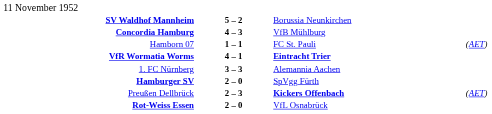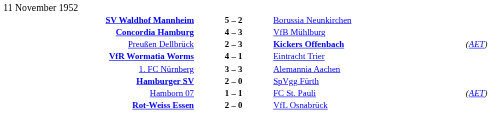rows swapped: (161, 93) <-> (172, 44)
(302, 56) bold -> (299, 56) normal
